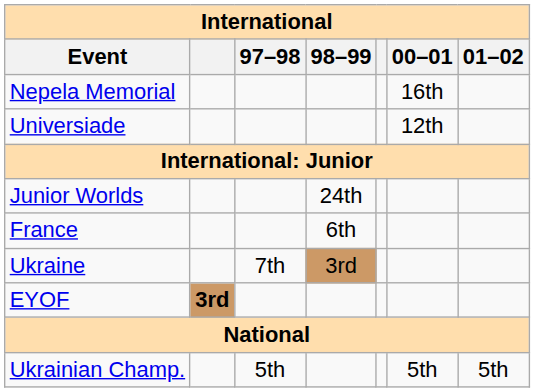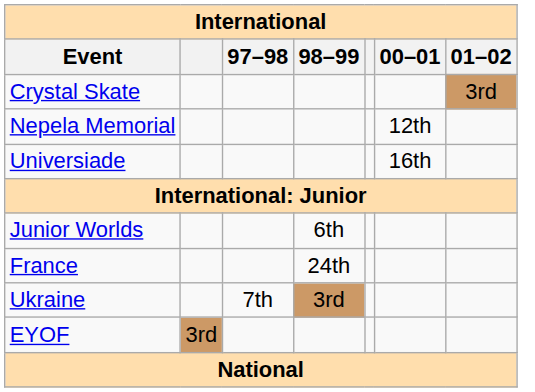+ row: (75, 91)
(422, 91) 16th -> (410, 126) 12th
(422, 126) 12th -> (410, 160) 16th
(341, 195) 24th -> (329, 230) 6th
(341, 230) 6th -> (329, 265) 24th
(212, 299) bold -> (201, 334) normal
- row: (97, 369)
